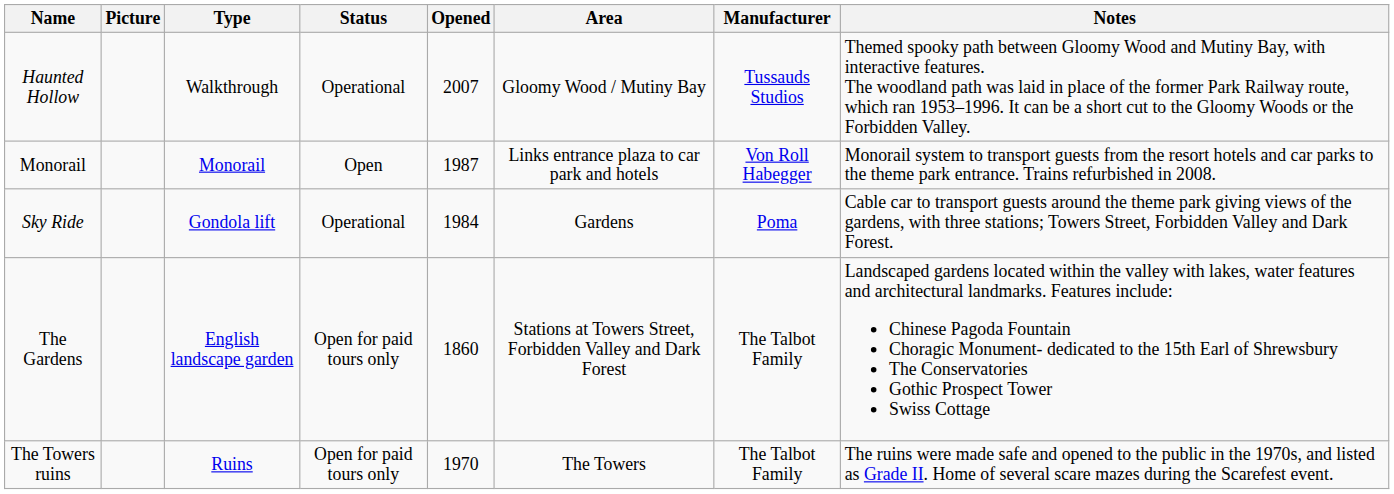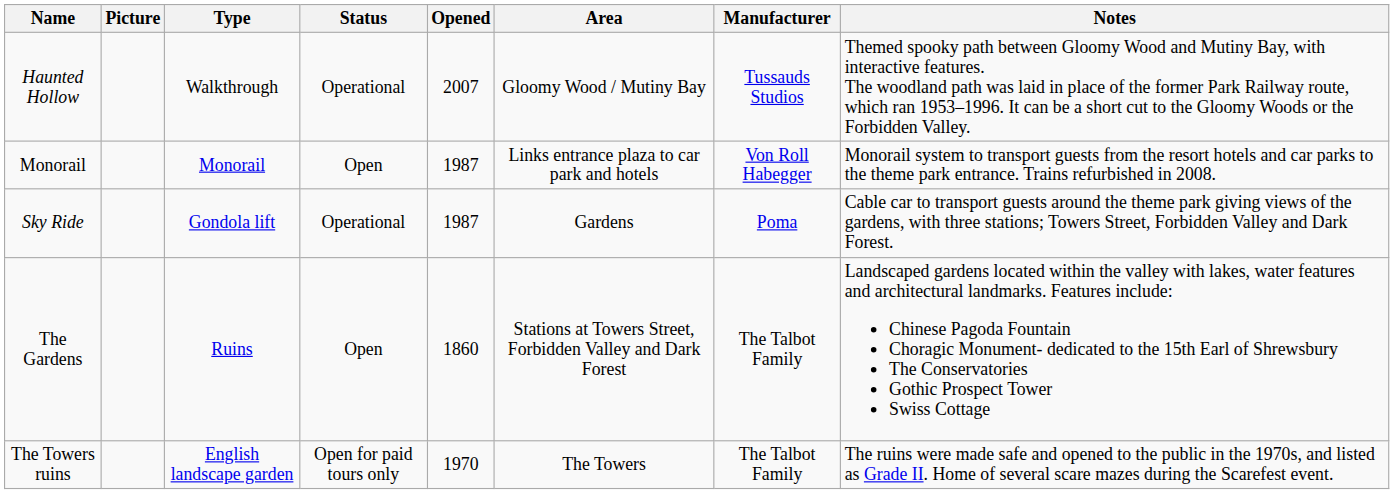(461, 222) 1984 -> (461, 222) 1987
(232, 348) English landscape garden -> (232, 348) Ruins
(363, 348) Open for paid tours only -> (363, 348) Open
(232, 464) Ruins -> (232, 464) English landscape garden
